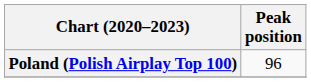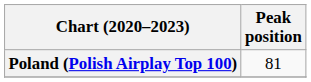(273, 63) 96 -> (273, 63) 81
